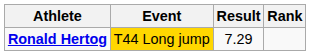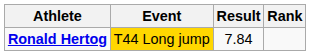(239, 39) 7.29 -> (239, 39) 7.84
